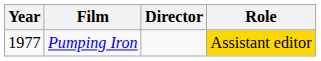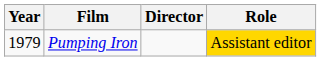(24, 42) 1977 -> (24, 42) 1979
